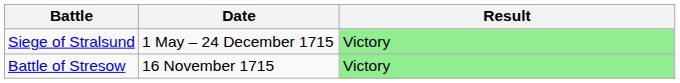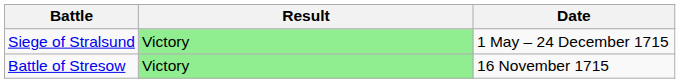columns swapped: (239, 16) <-> (507, 16)
